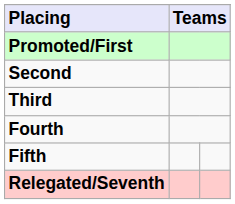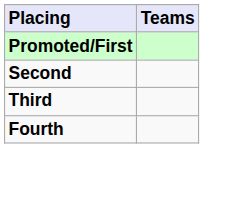- row: (27, 156)
- row: (87, 184)
